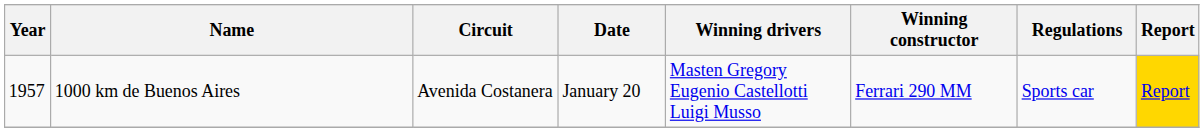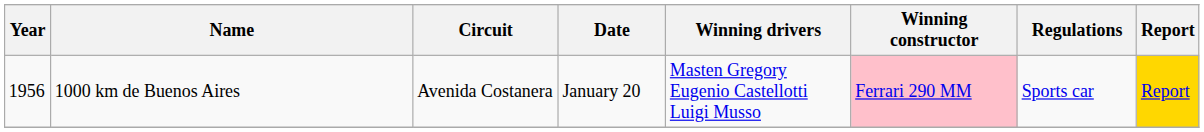(27, 91) 1957 -> (27, 91) 1956
(913, 91) no background -> (913, 91) pink background
